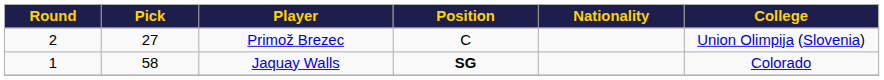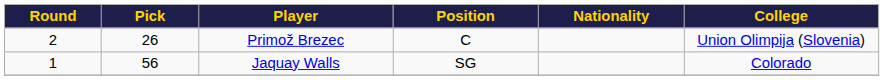(150, 39) 27 -> (150, 39) 26
(150, 63) 58 -> (150, 63) 56
(466, 63) bold -> (466, 63) normal
